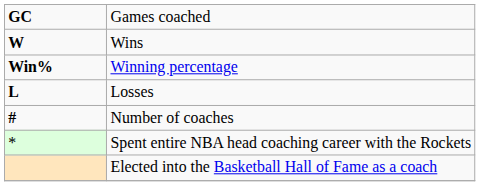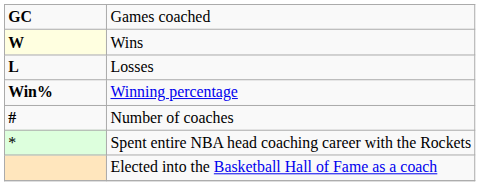(16, 42) no background -> (16, 42) lightyellow background
rows swapped: (132, 92) <-> (174, 67)
